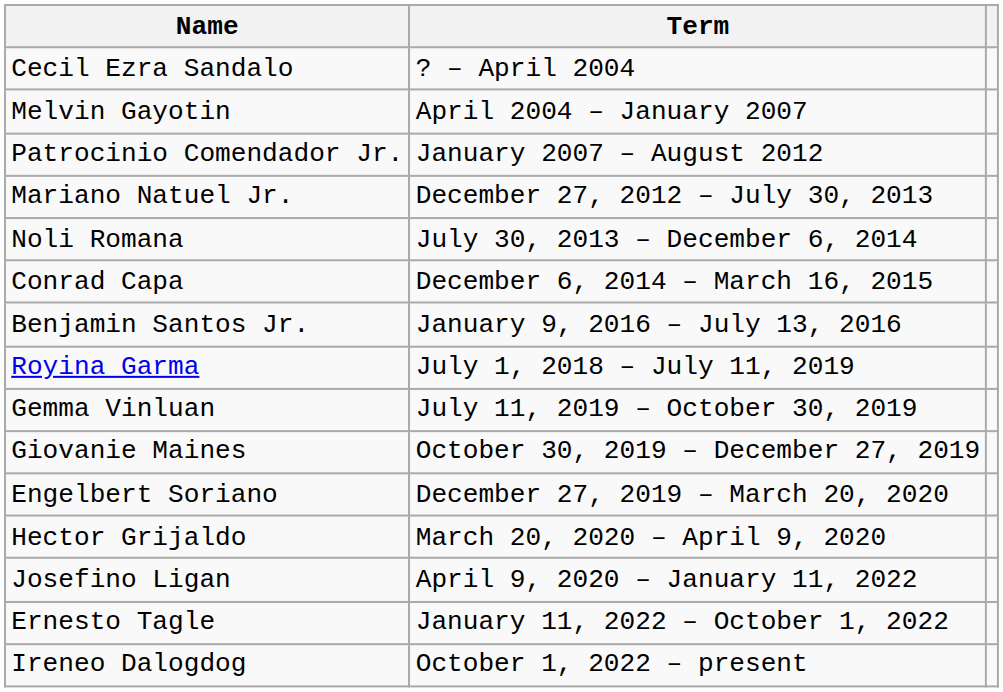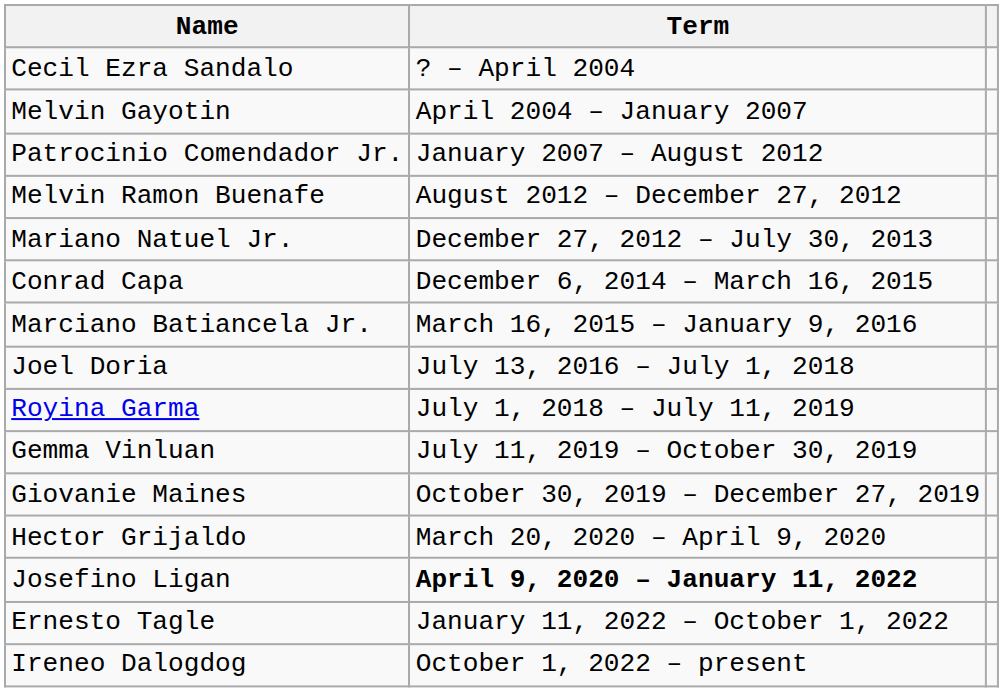+ row: (168, 197)
- row: (97, 239)
+ row: (192, 324)
- row: (160, 324)
+ row: (90, 367)
- row: (145, 495)
(667, 580) normal -> (667, 580) bold
